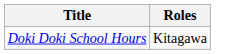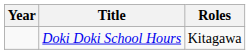+ column: (22, 15)
